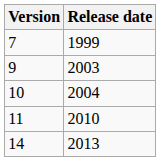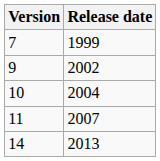(83, 67) 2003 -> (83, 67) 2002
(83, 118) 2010 -> (83, 118) 2007
